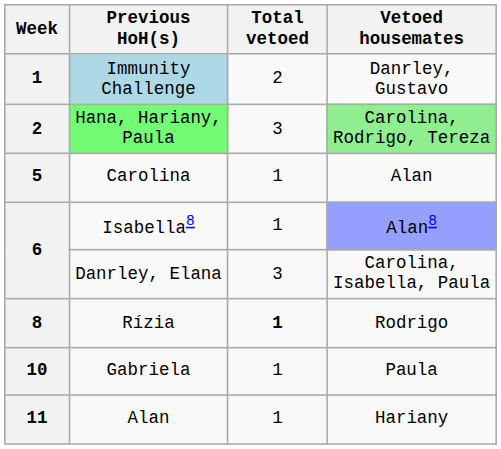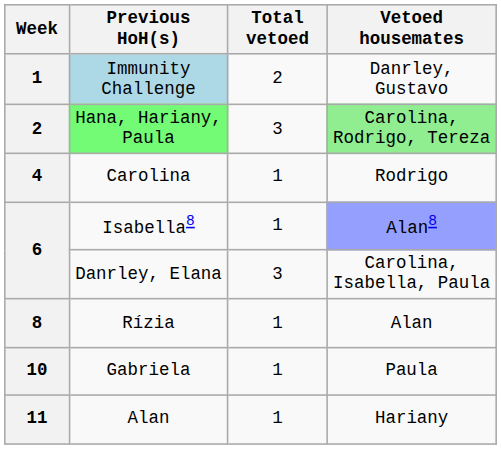(37, 177) 5 -> (37, 177) 4
(412, 177) Alan -> (412, 177) Rodrigo
(277, 323) bold -> (277, 323) normal
(412, 323) Rodrigo -> (412, 323) Alan
